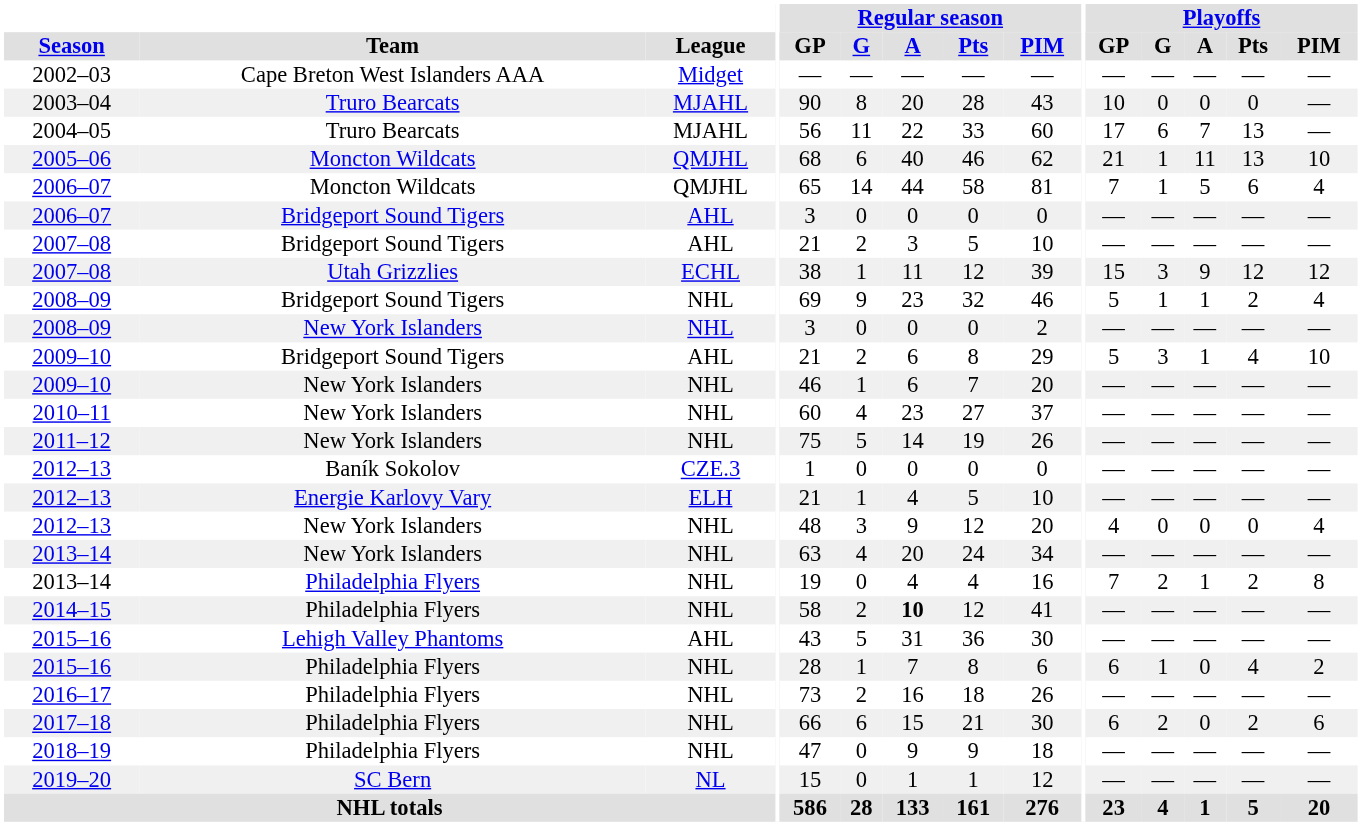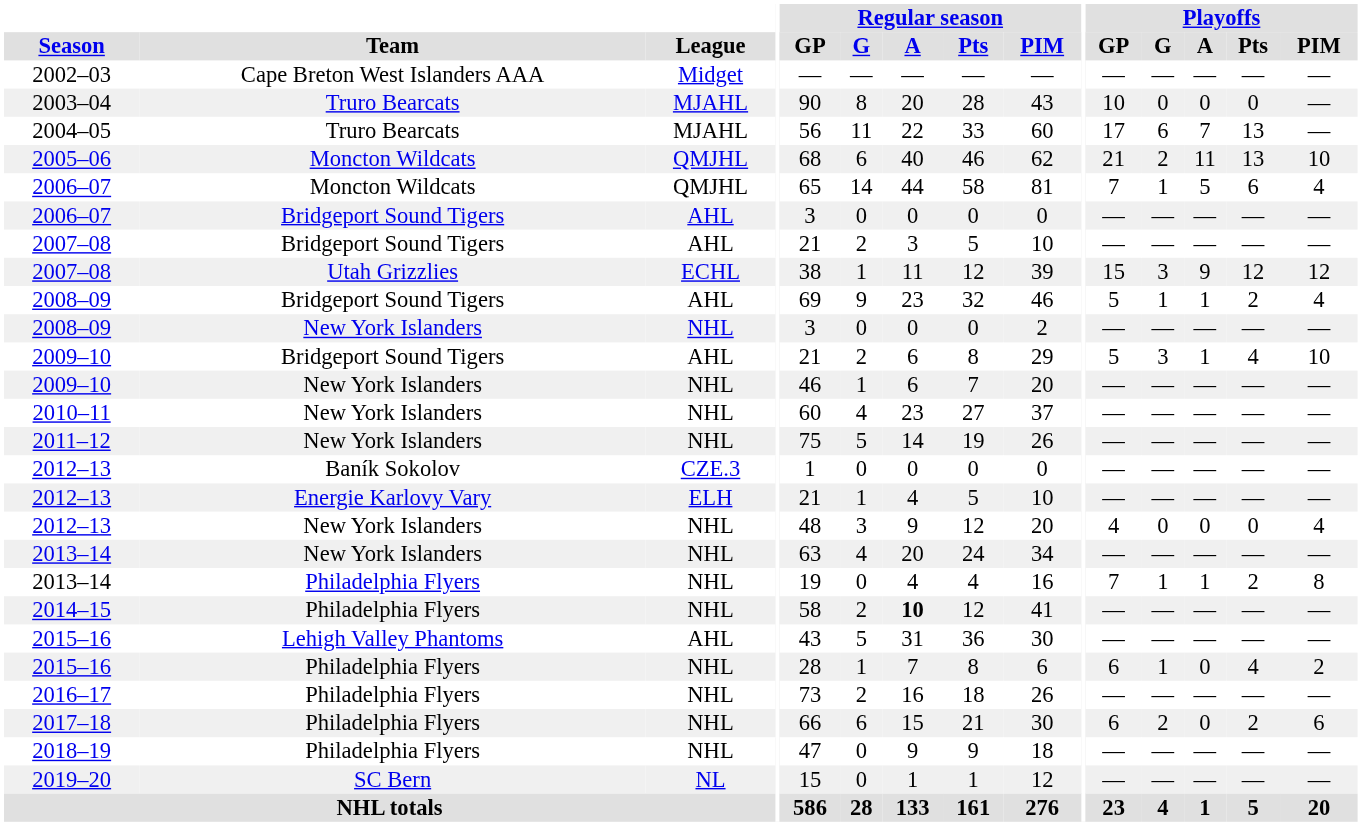(1163, 158) 1 -> (1163, 158) 2
(711, 299) NHL -> (711, 299) AHL
(1163, 581) 2 -> (1163, 581) 1
